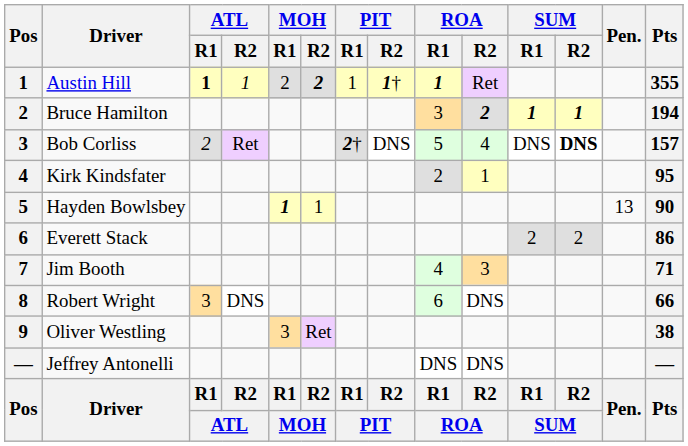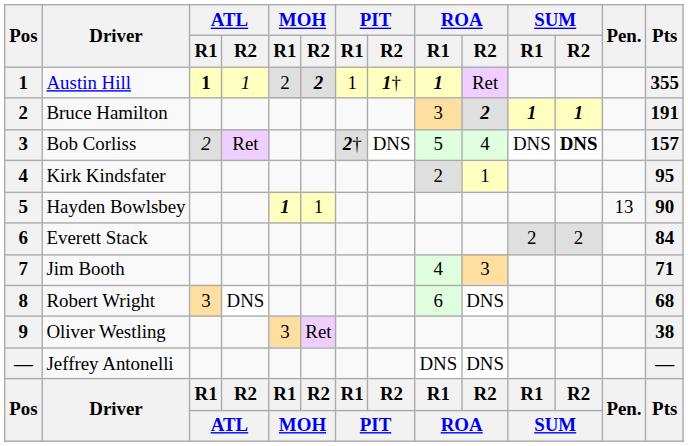(665, 113) 194 -> (665, 113) 191
(665, 238) 86 -> (665, 238) 84
(665, 300) 66 -> (665, 300) 68
